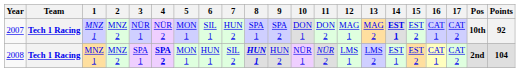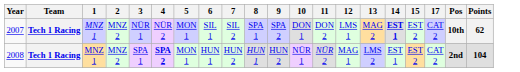- column: (436, 11)
(233, 30) HUN 2 -> (233, 30) SIL 2
(349, 30) MAG 1 -> (348, 30) LMS 1
(501, 30) 92 -> (480, 30) 62
(233, 55) SIL 2 -> (233, 55) HUN 2
(256, 55) bold -> (256, 55) normal
(349, 55) LMS 1 -> (348, 55) MAG 1
